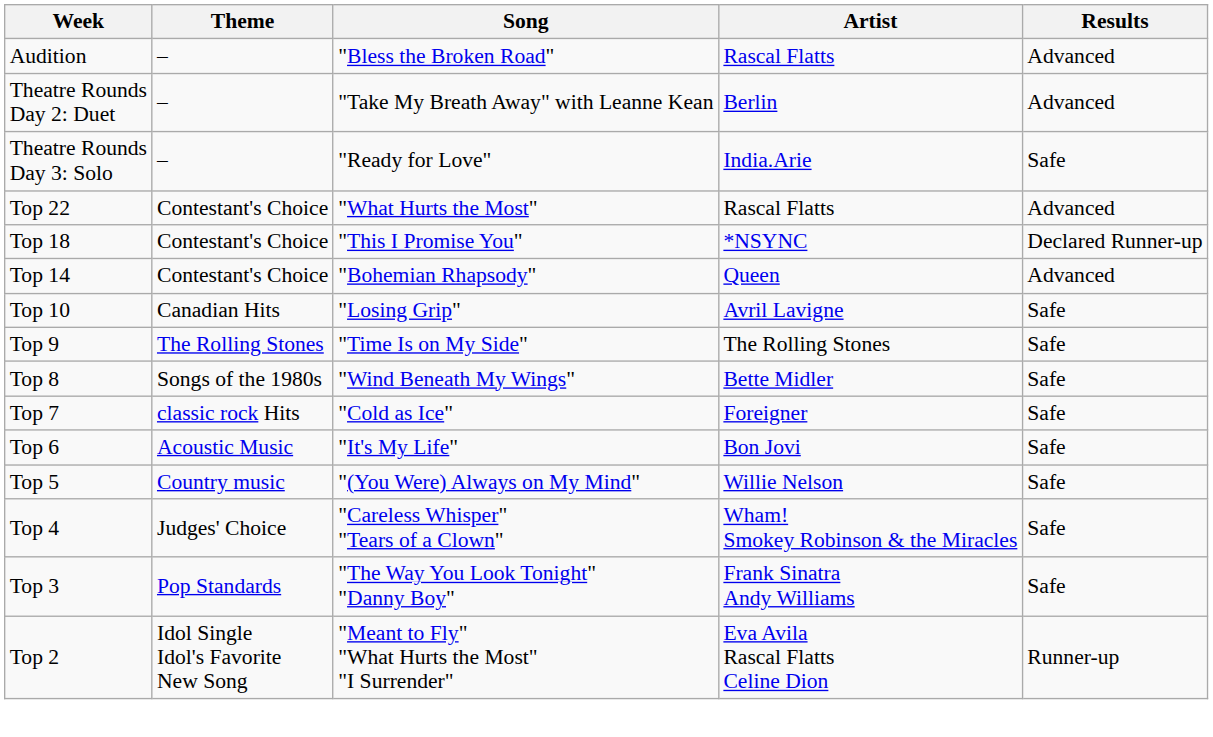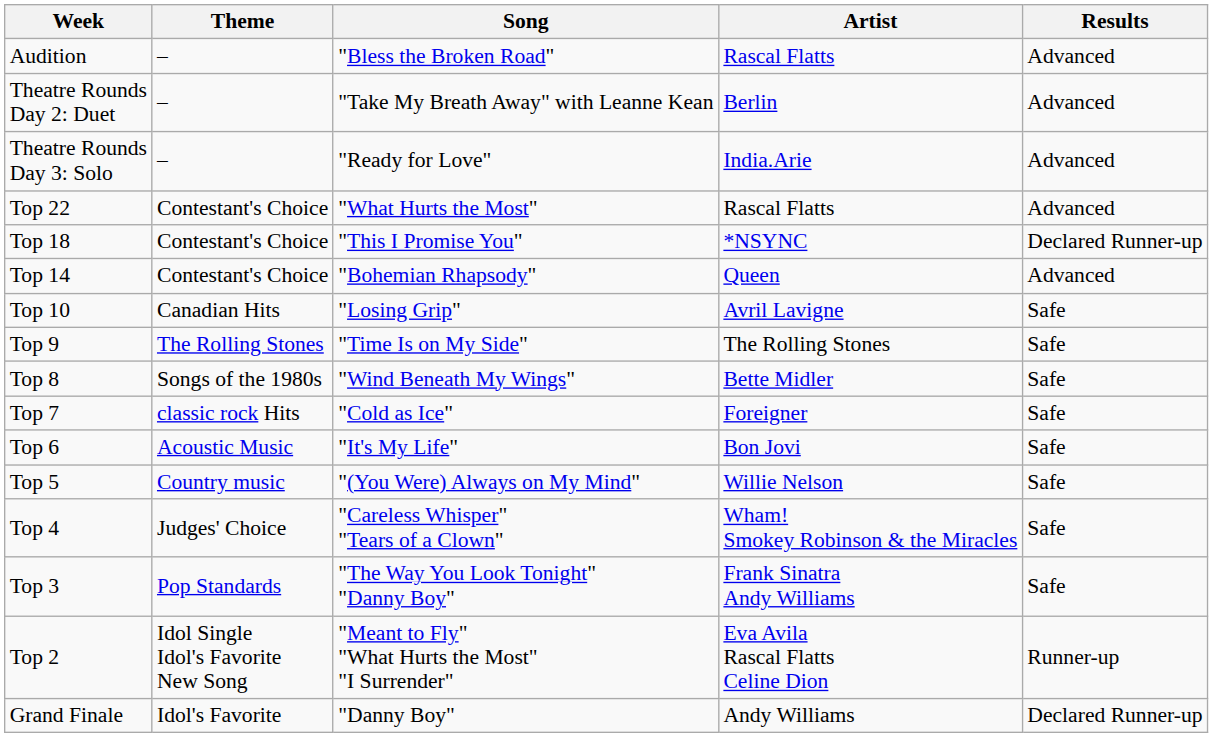(1047, 160) Safe -> (1071, 160) Advanced
+ row: (66, 715)
